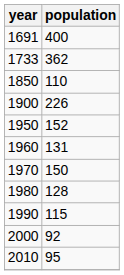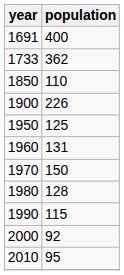(57, 125) 152 -> (57, 125) 125
